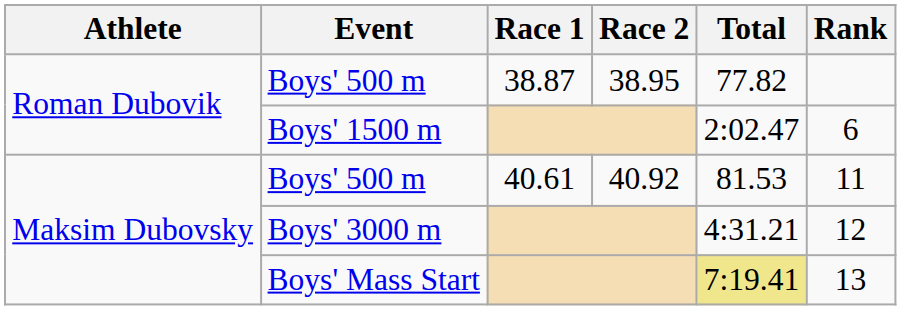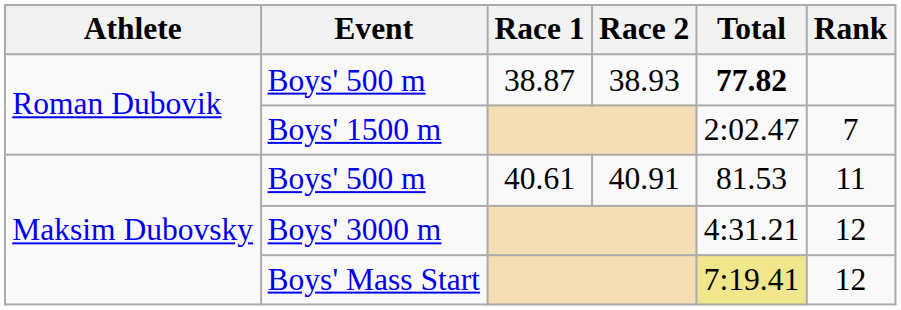(644, 79) 38.95 -> (644, 79) 38.93
(752, 79) normal -> (752, 79) bold
(851, 129) 6 -> (851, 129) 7
(644, 179) 40.92 -> (644, 179) 40.91
(851, 279) 13 -> (851, 279) 12
